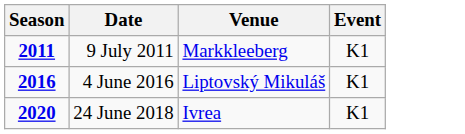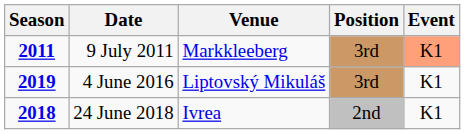+ column: (366, 20)
(358, 51) no background -> (431, 51) lightsalmon background
(37, 82) 2016 -> (37, 82) 2019
(37, 113) 2020 -> (37, 113) 2018
